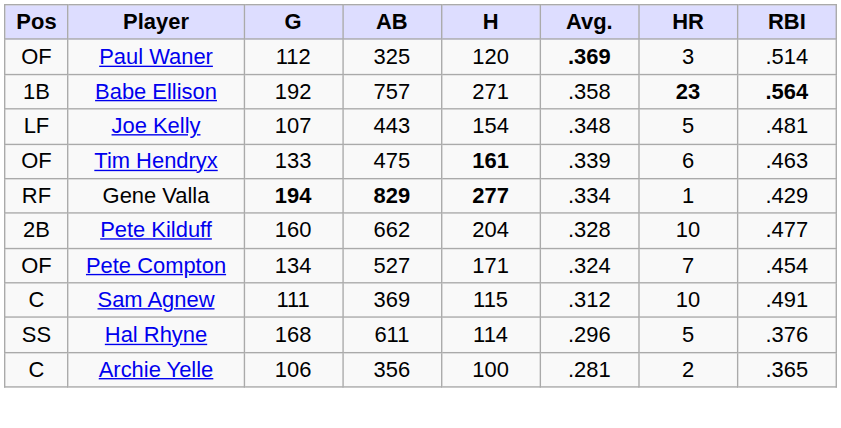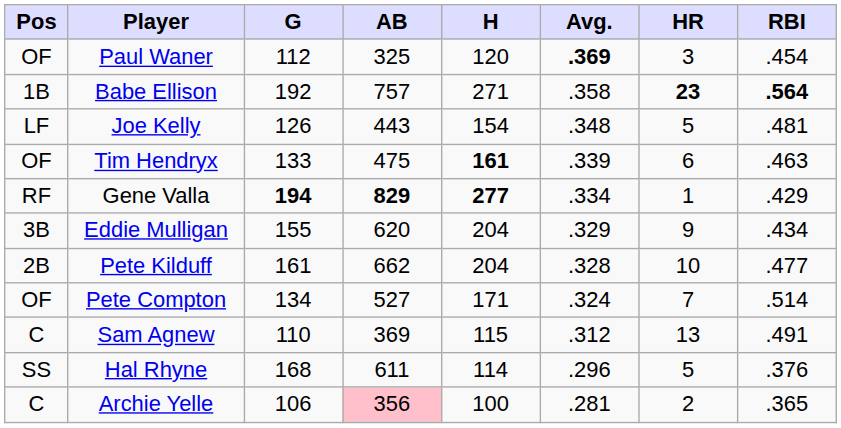(787, 56) .514 -> (787, 56) .454
(293, 126) 107 -> (293, 126) 126
+ row: (156, 230)
(293, 230) 160 -> (293, 265) 161
(787, 265) .454 -> (787, 299) .514
(293, 299) 111 -> (293, 334) 110
(688, 299) 10 -> (688, 334) 13
(392, 369) no background -> (392, 404) pink background
